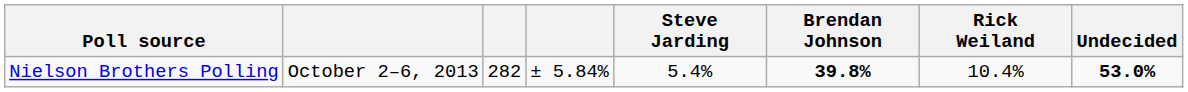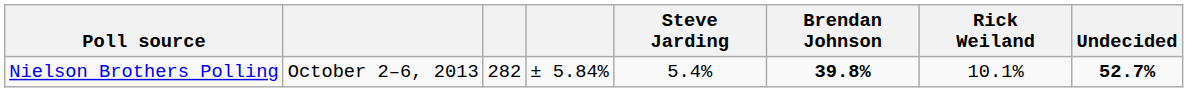(996, 72) 10.4% -> (996, 72) 10.1%
(1127, 72) 53.0% -> (1127, 72) 52.7%
